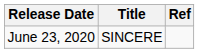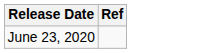- column: (132, 15)
